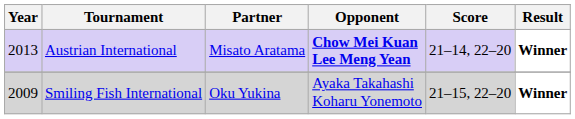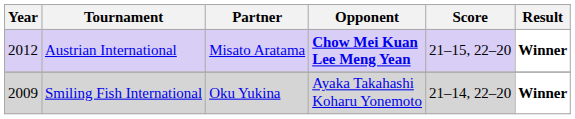(23, 50) 2013 -> (23, 50) 2012
(470, 50) 21–14, 22–20 -> (470, 50) 21–15, 22–20
(470, 93) 21–15, 22–20 -> (470, 93) 21–14, 22–20
